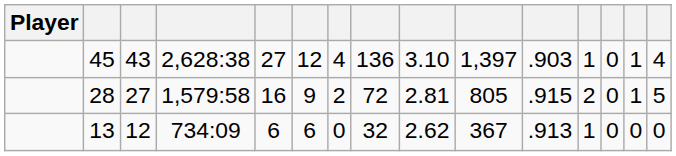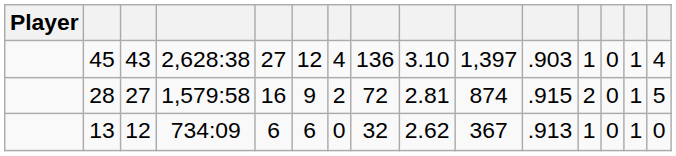(489, 95) 805 -> (489, 95) 874
(636, 131) 0 -> (636, 131) 1
